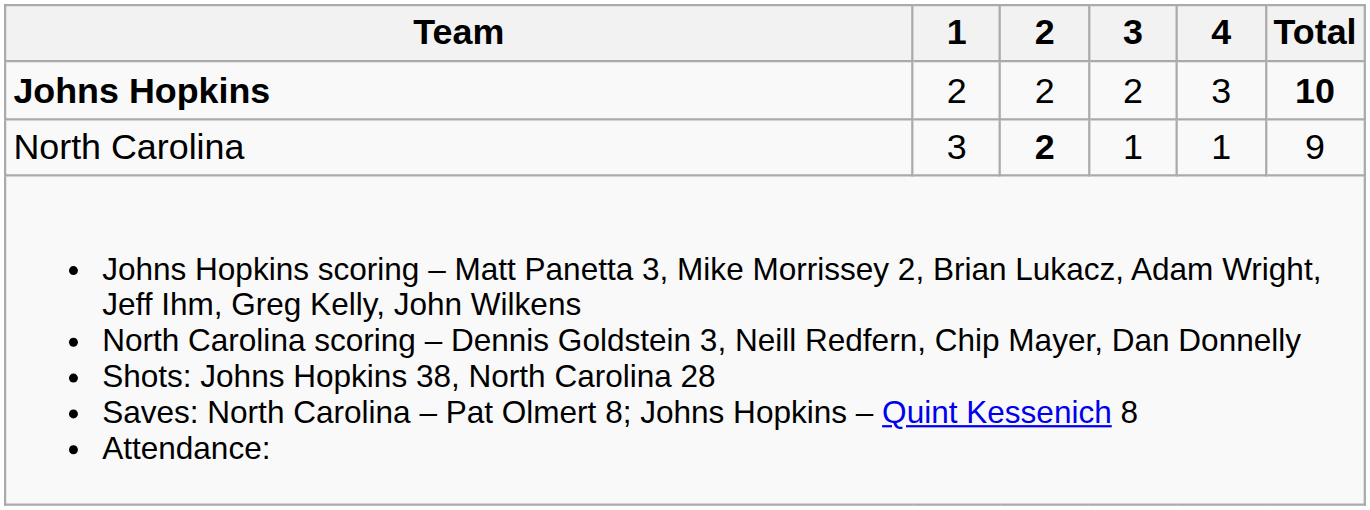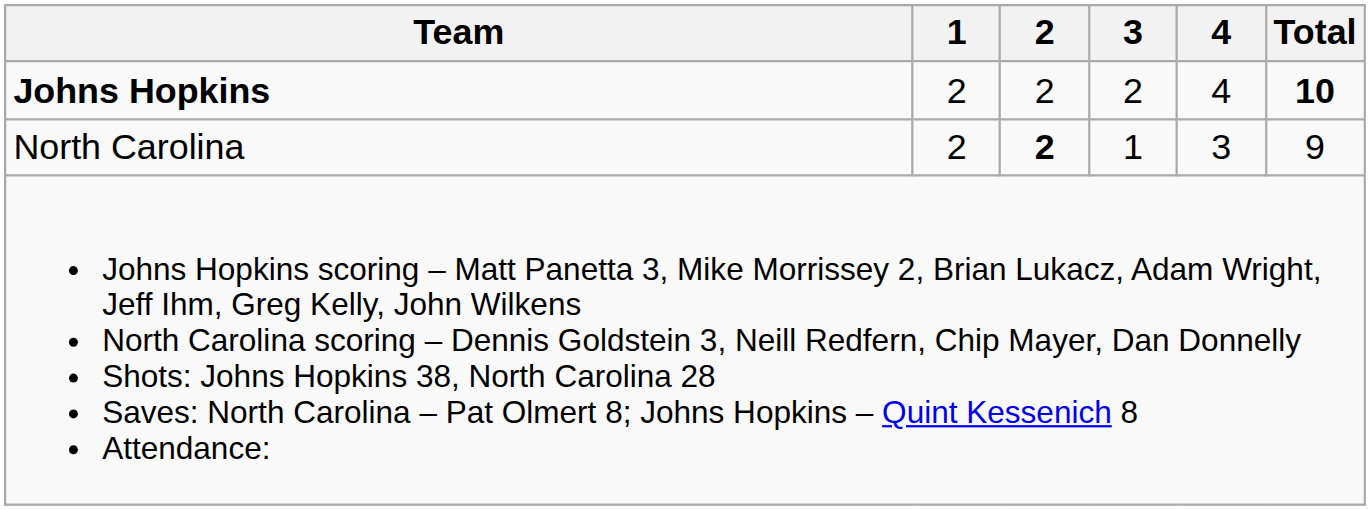(1221, 89) 3 -> (1221, 89) 4
(957, 146) 3 -> (957, 146) 2
(1221, 146) 1 -> (1221, 146) 3
